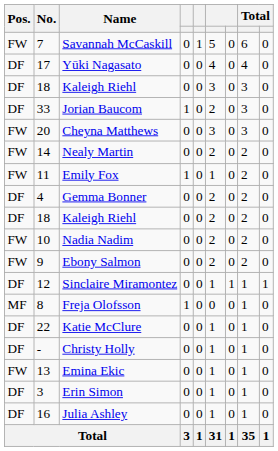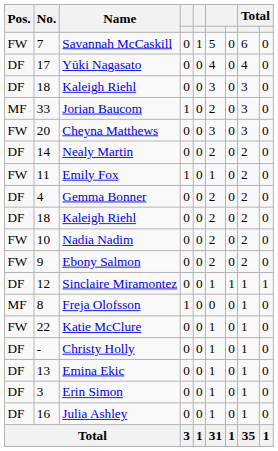(16, 108) DF -> (17, 108) MF
(17, 152) FW -> (16, 152) DF
(16, 326) DF -> (17, 326) FW
(17, 370) FW -> (16, 370) DF
